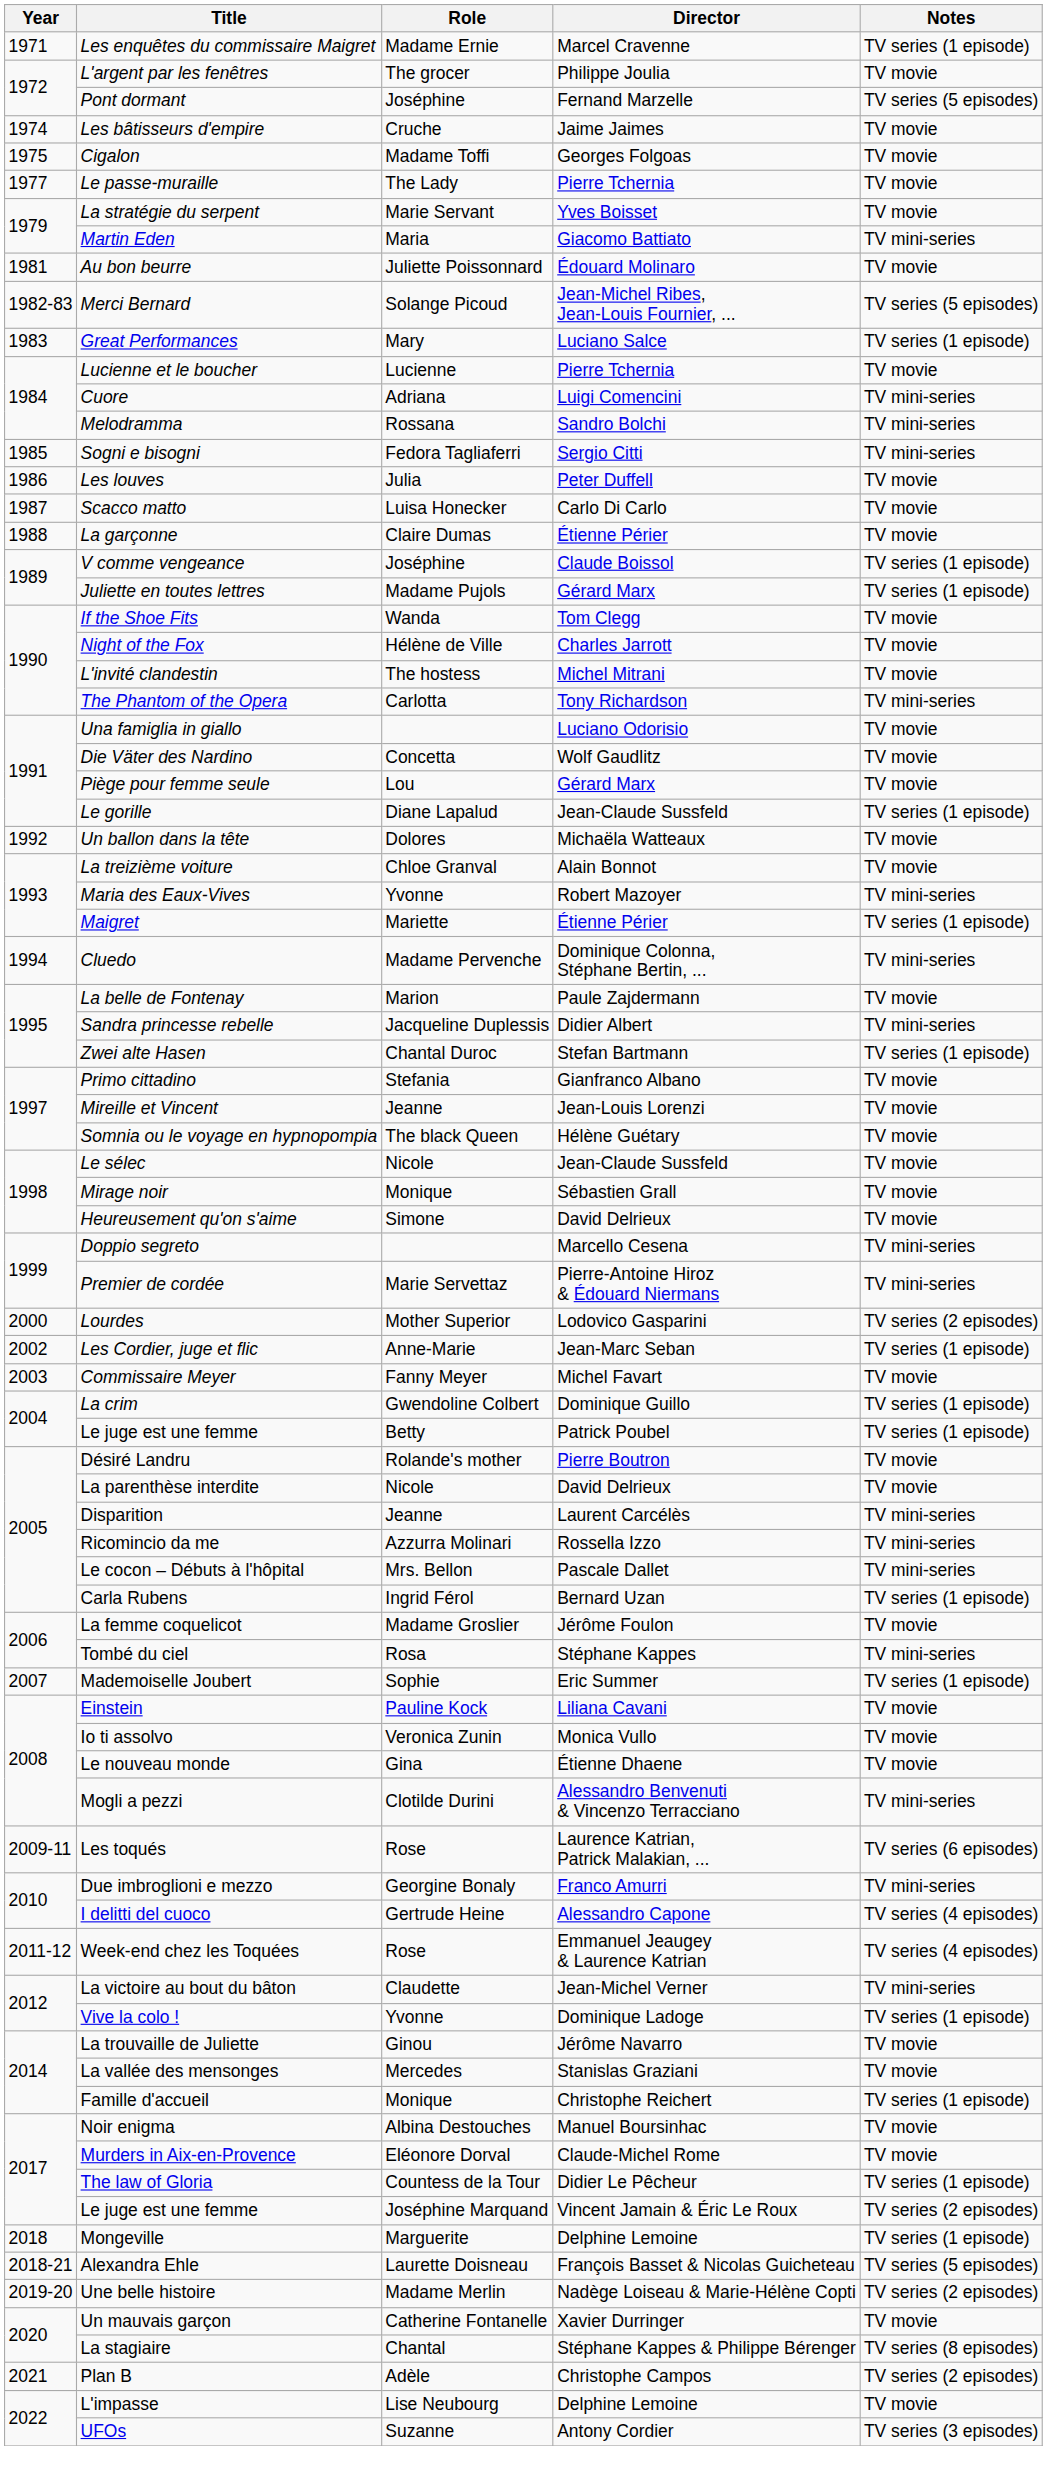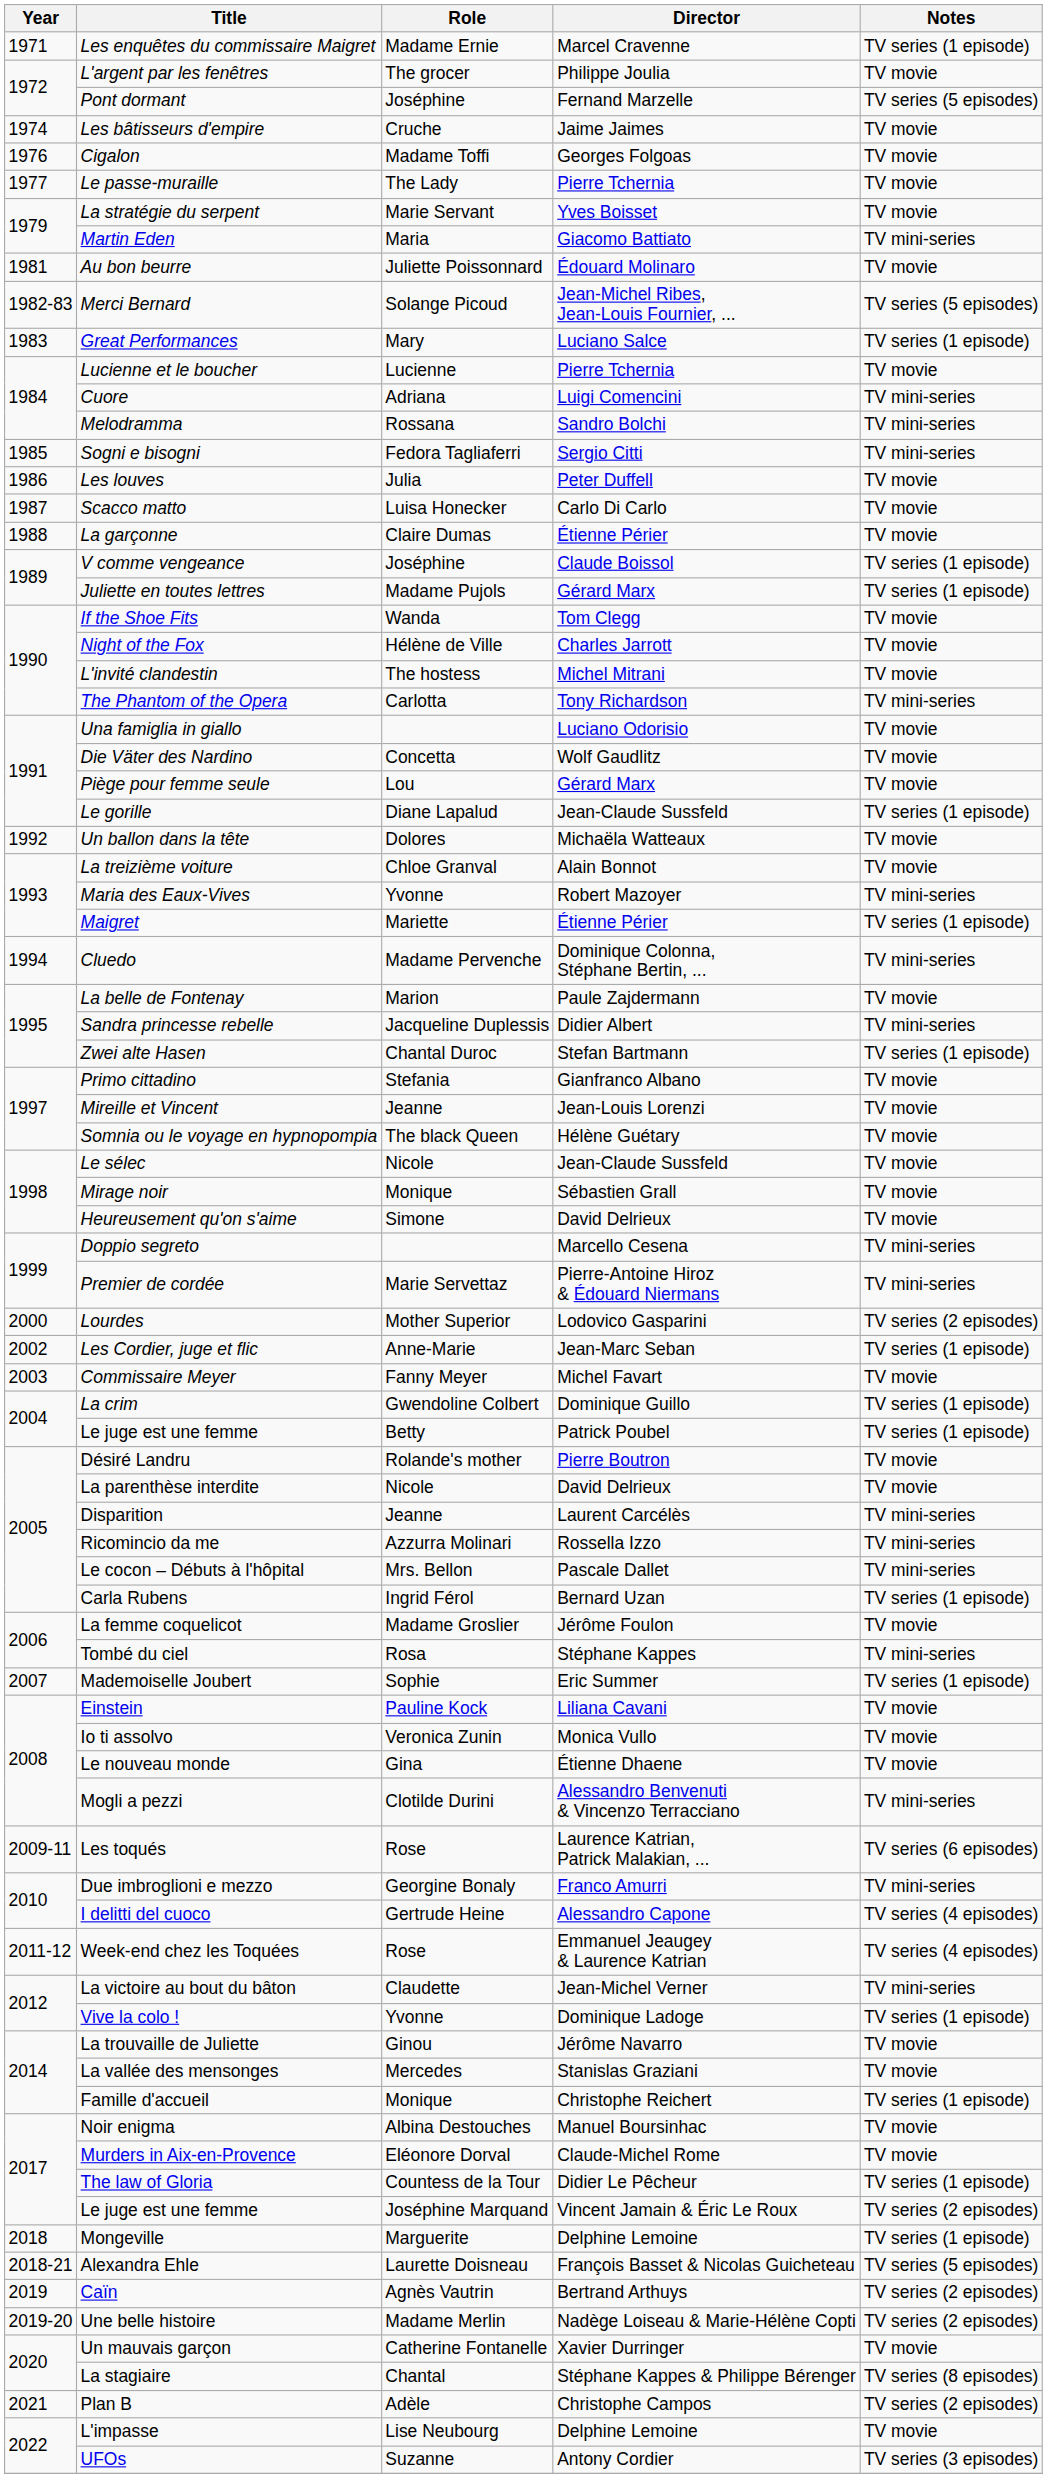(28, 156) 1975 -> (28, 156) 1976
+ row: (99, 2293)
